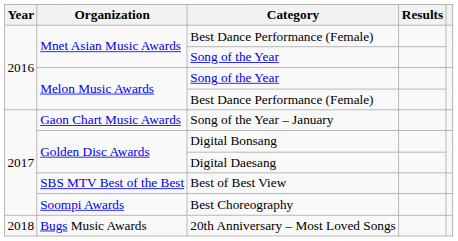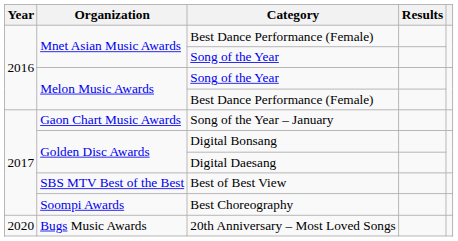(21, 225) 2018 -> (21, 225) 2020
